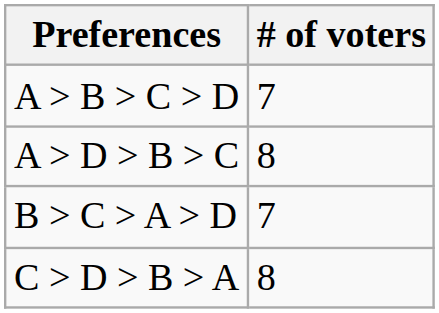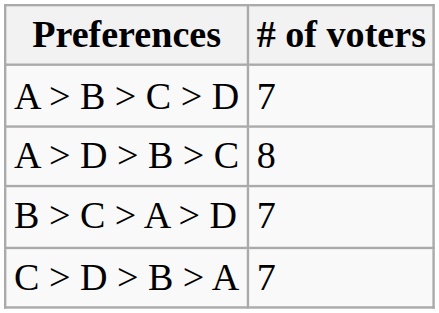(266, 276) 8 -> (266, 276) 7
